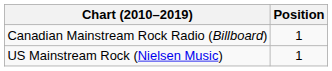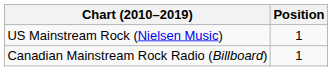rows swapped: (115, 55) <-> (137, 35)
